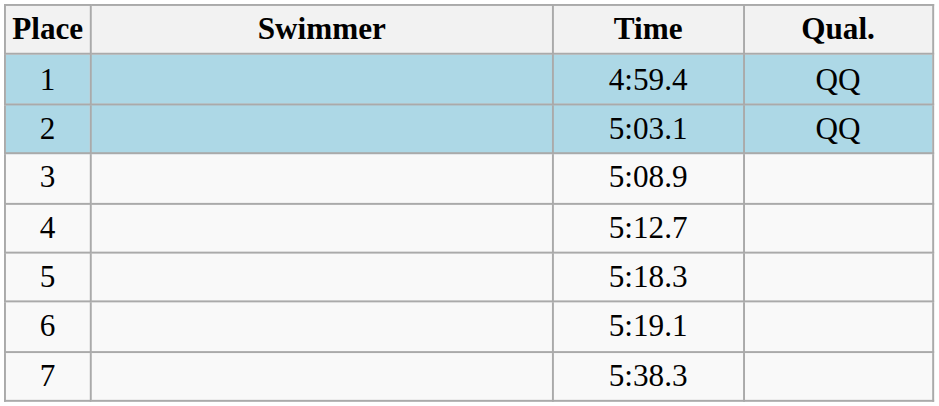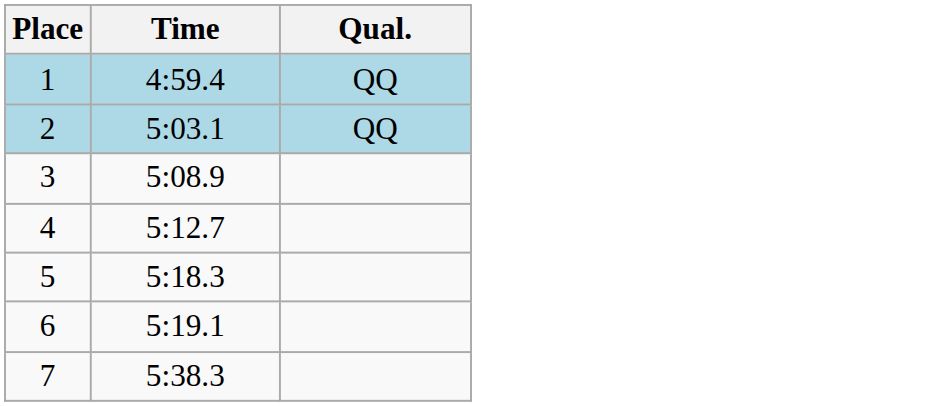- column: (322, 29)
